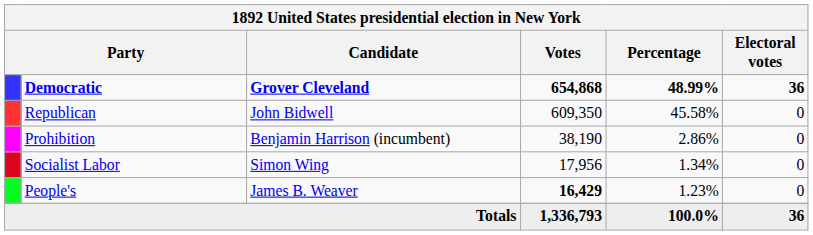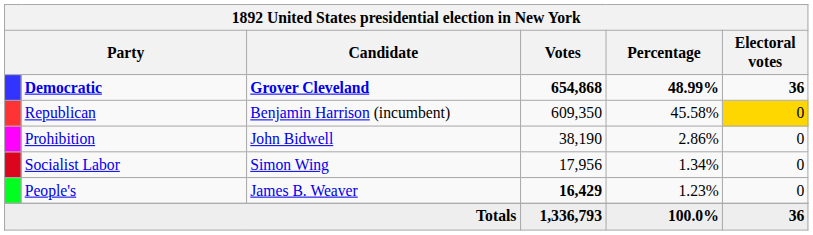(292, 113) John Bidwell -> (350, 113) Benjamin Harrison (incumbent)
(800, 113) no background -> (800, 113) gold background
(350, 139) Benjamin Harrison (incumbent) -> (292, 139) John Bidwell
